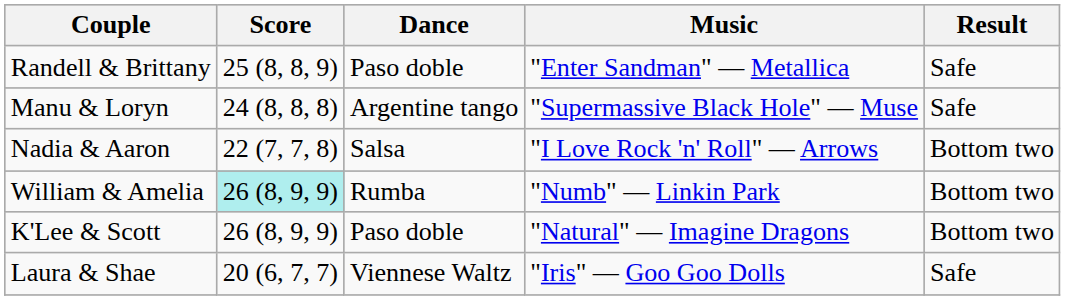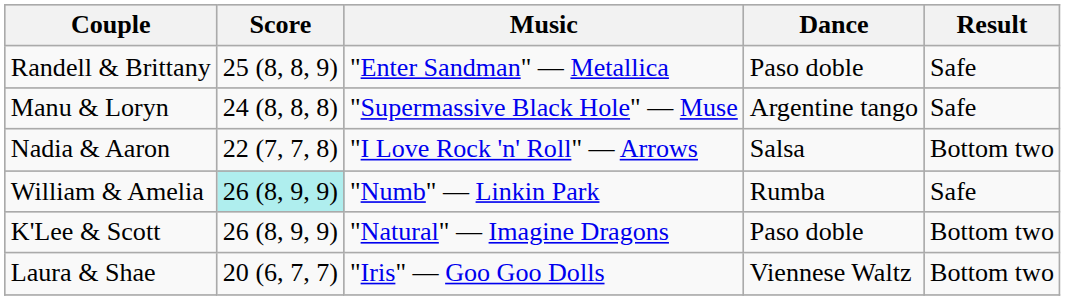columns swapped: (434, 25) <-> (724, 25)
(992, 190) Bottom two -> (953, 190) Safe
(953, 273) Safe -> (992, 273) Bottom two
